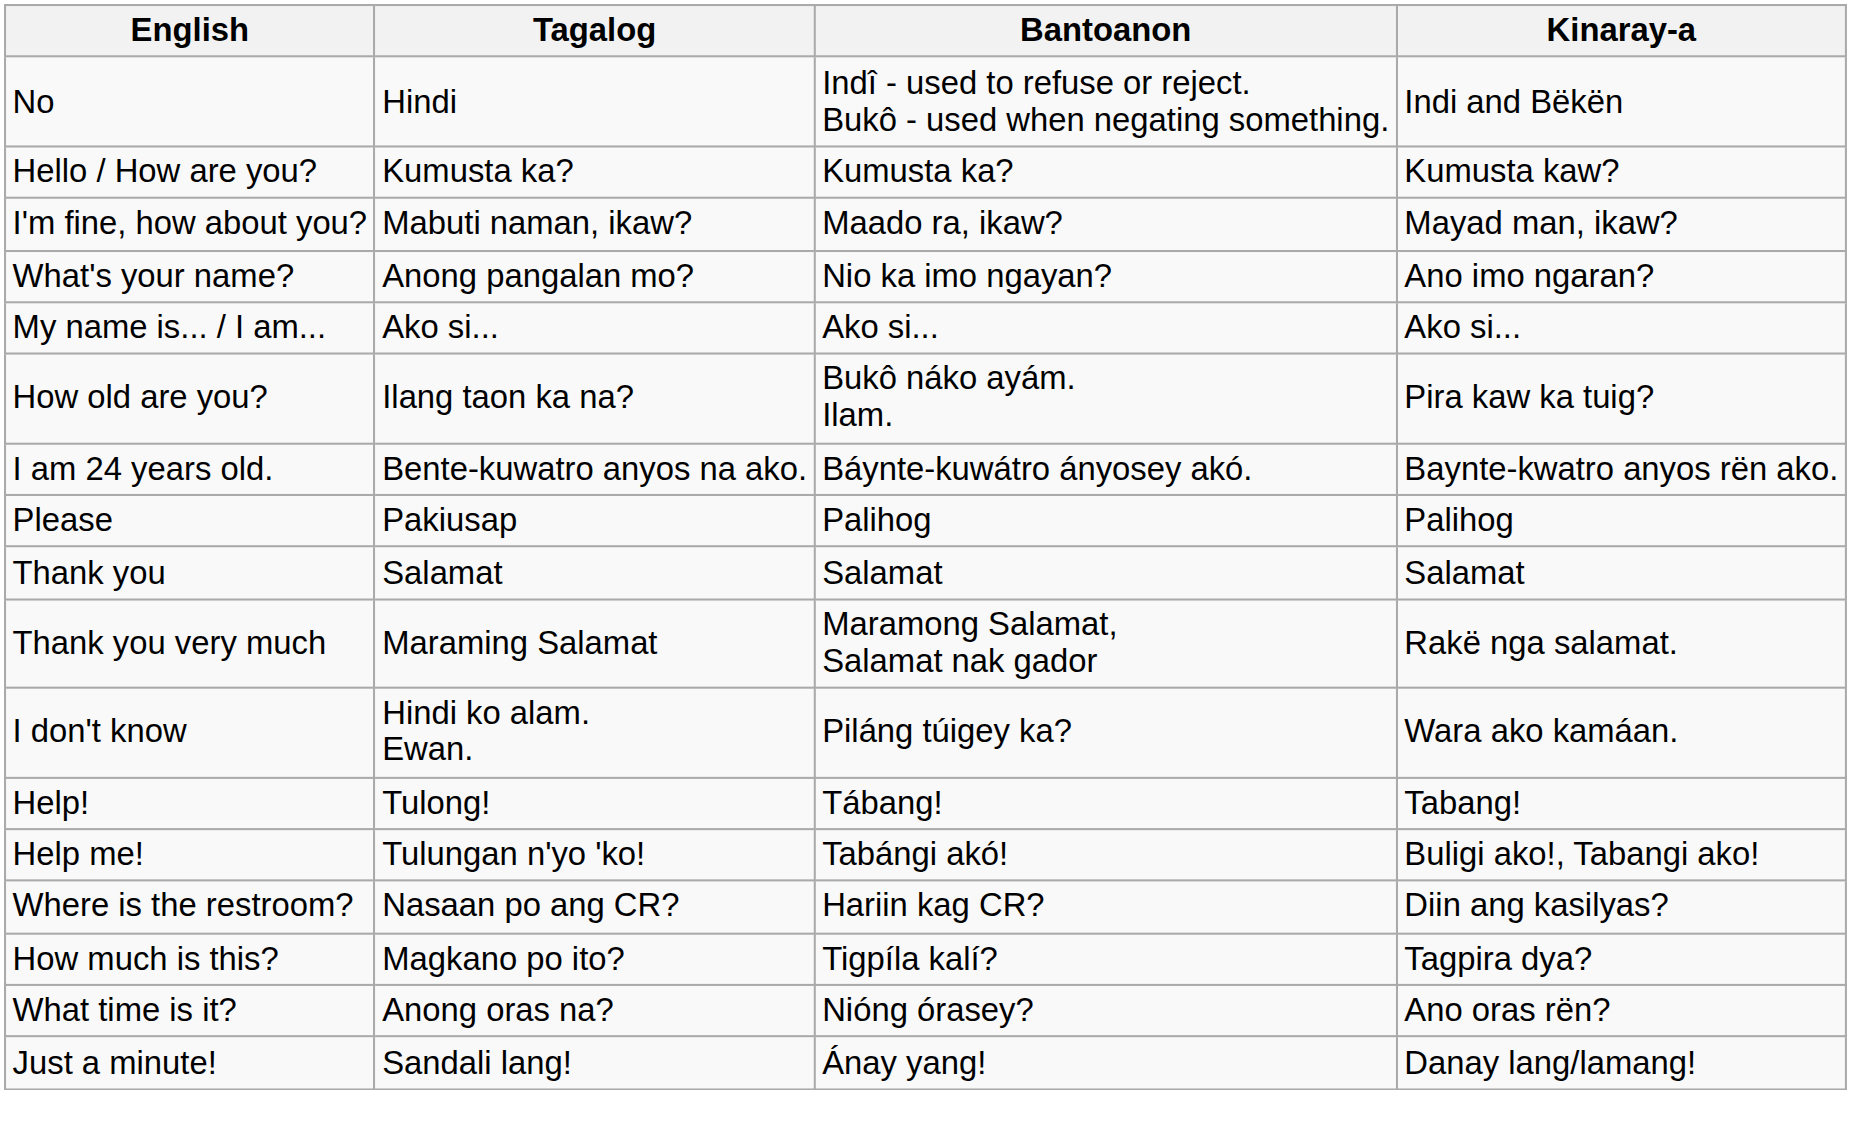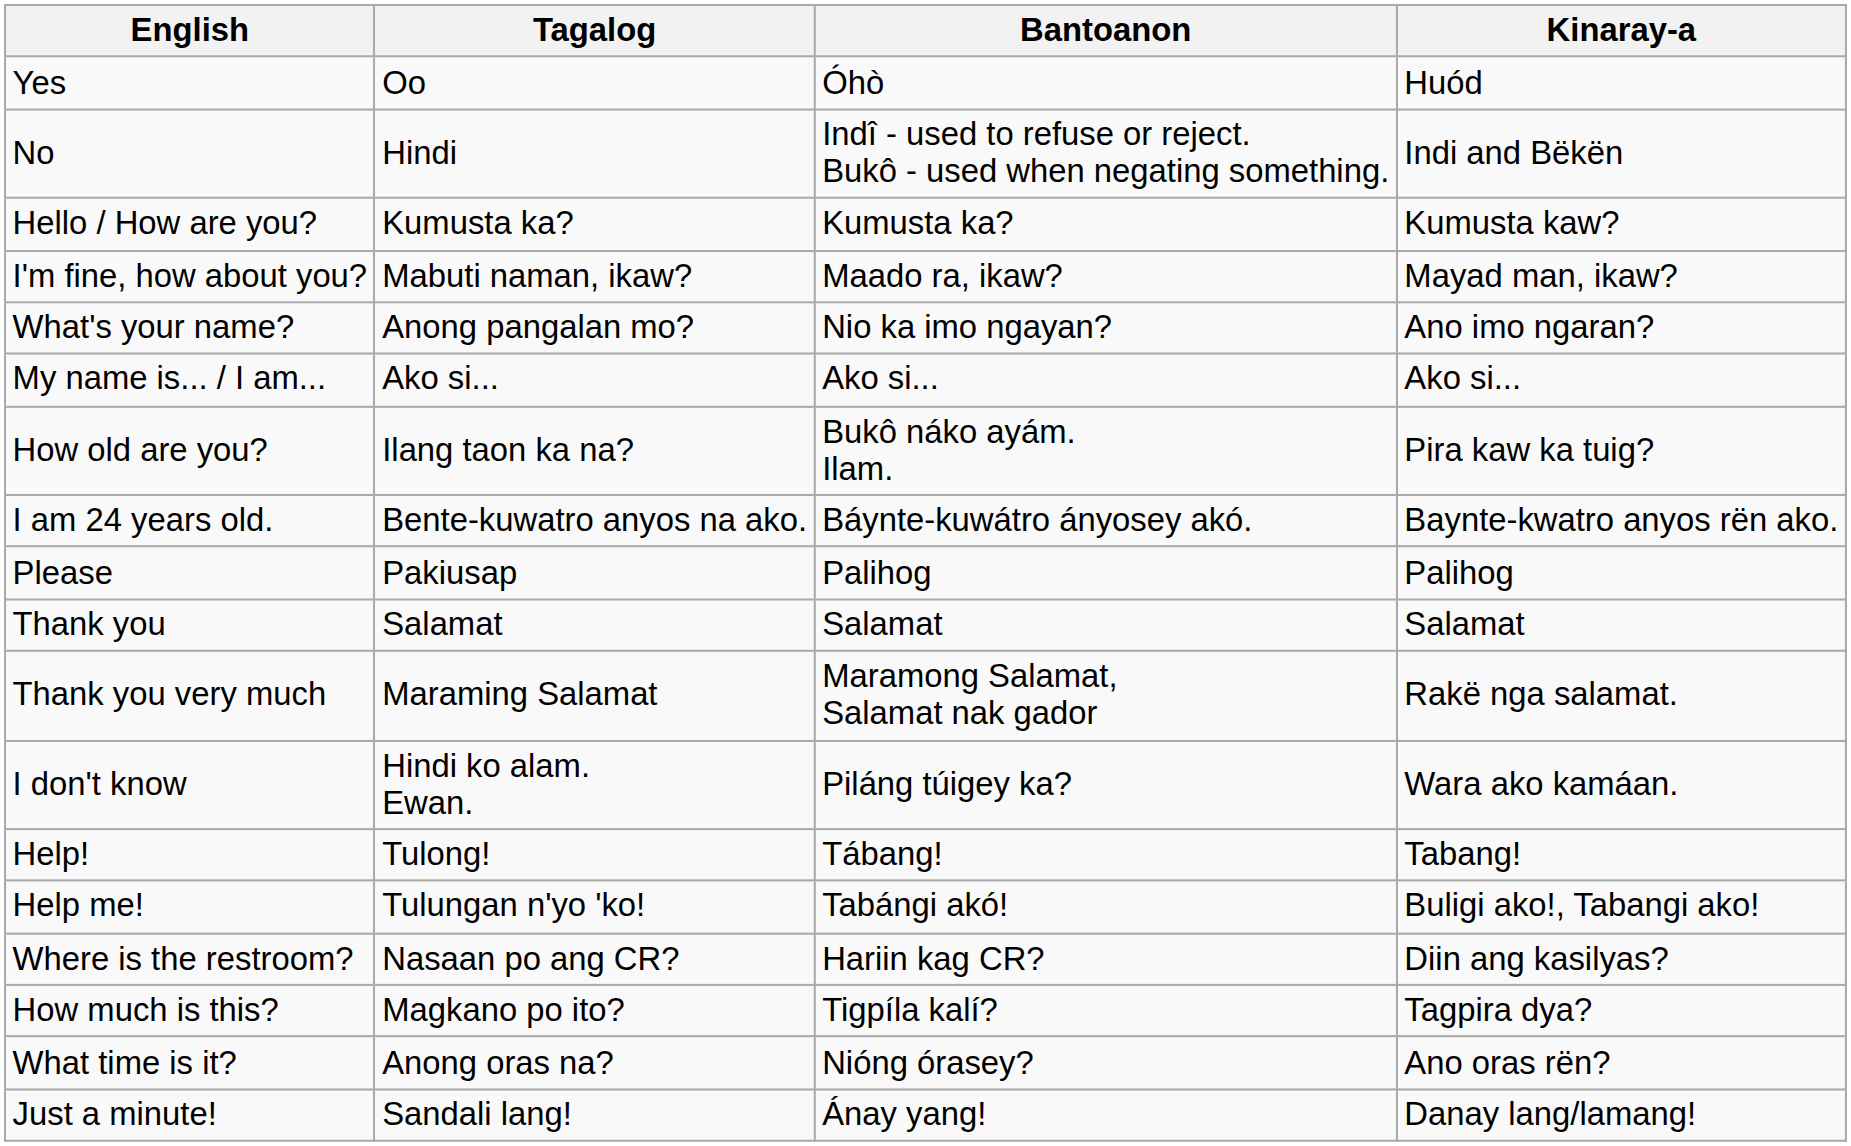+ row: (39, 82)
